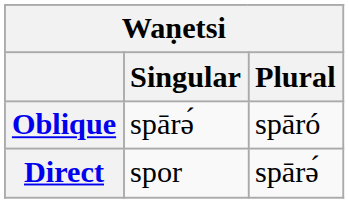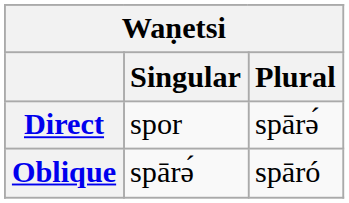rows swapped: (64, 172) <-> (64, 124)
